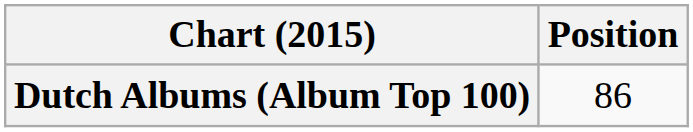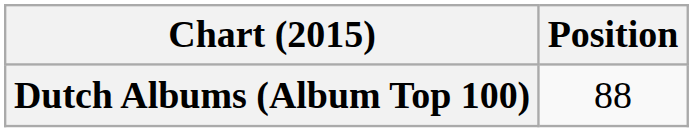(613, 94) 86 -> (613, 94) 88
